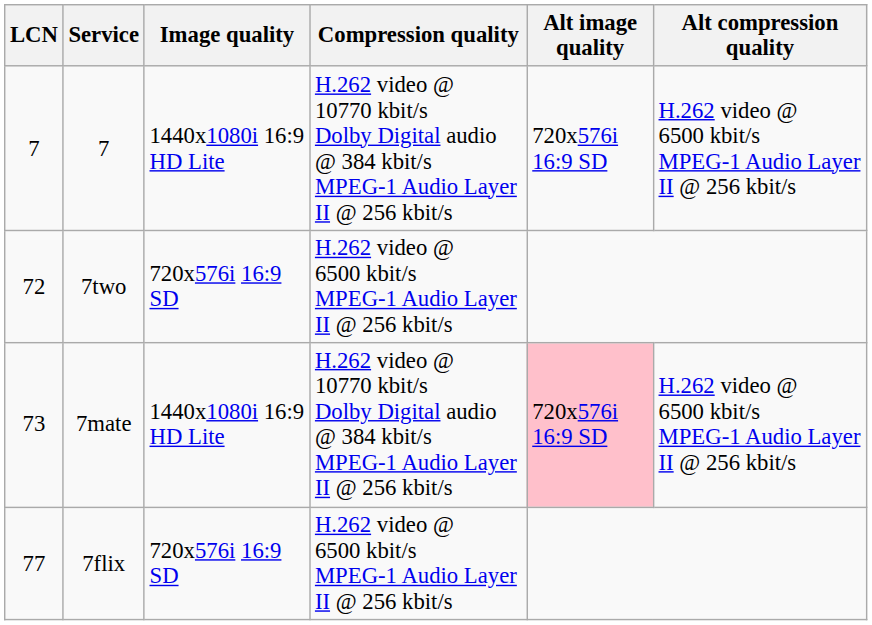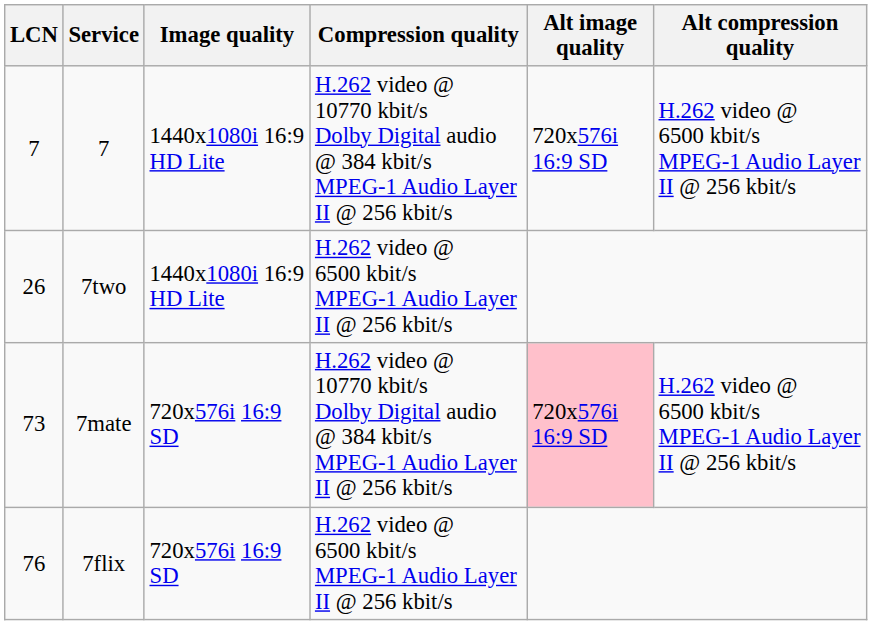(34, 286) 72 -> (34, 286) 26
(215, 286) 720x576i 16:9 SD -> (227, 286) 1440x1080i 16:9 HD Lite
(227, 424) 1440x1080i 16:9 HD Lite -> (215, 424) 720x576i 16:9 SD
(34, 562) 77 -> (34, 562) 76
